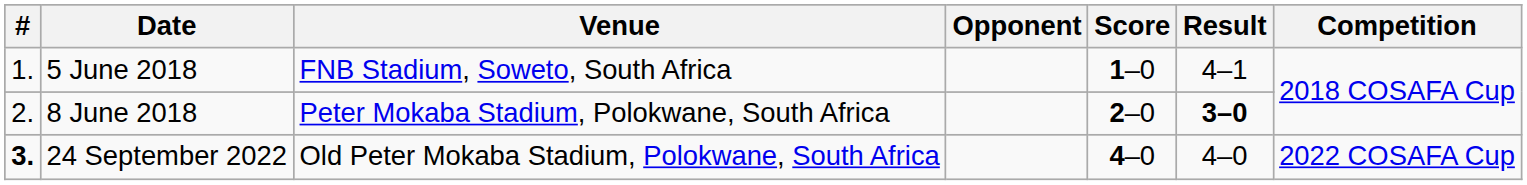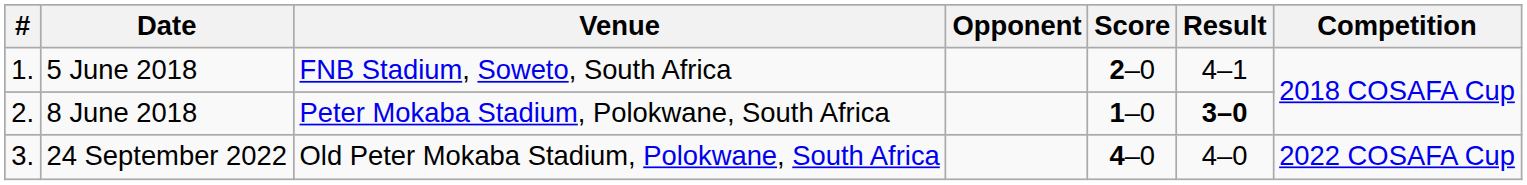(1132, 69) 1–0 -> (1132, 69) 2–0
(1132, 112) 2–0 -> (1132, 112) 1–0
(23, 156) bold -> (23, 156) normal
